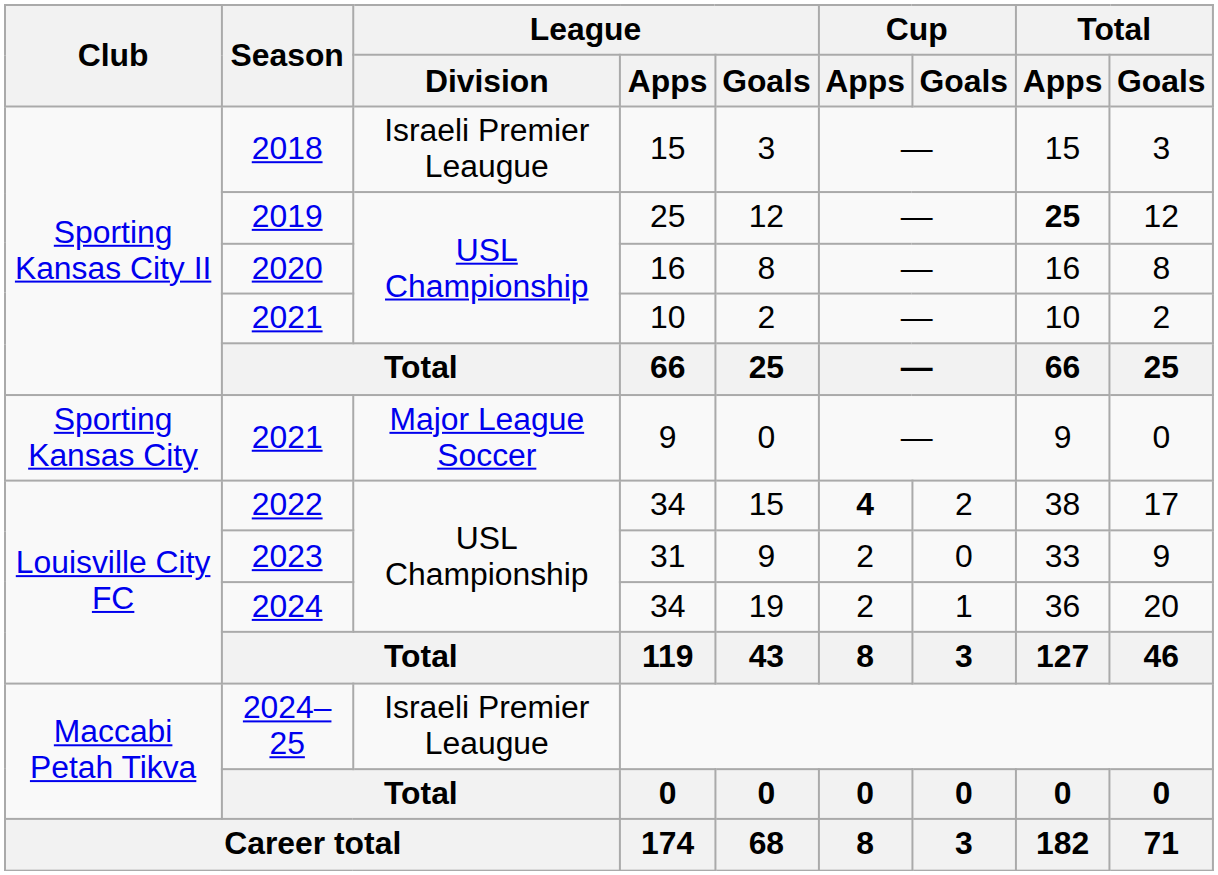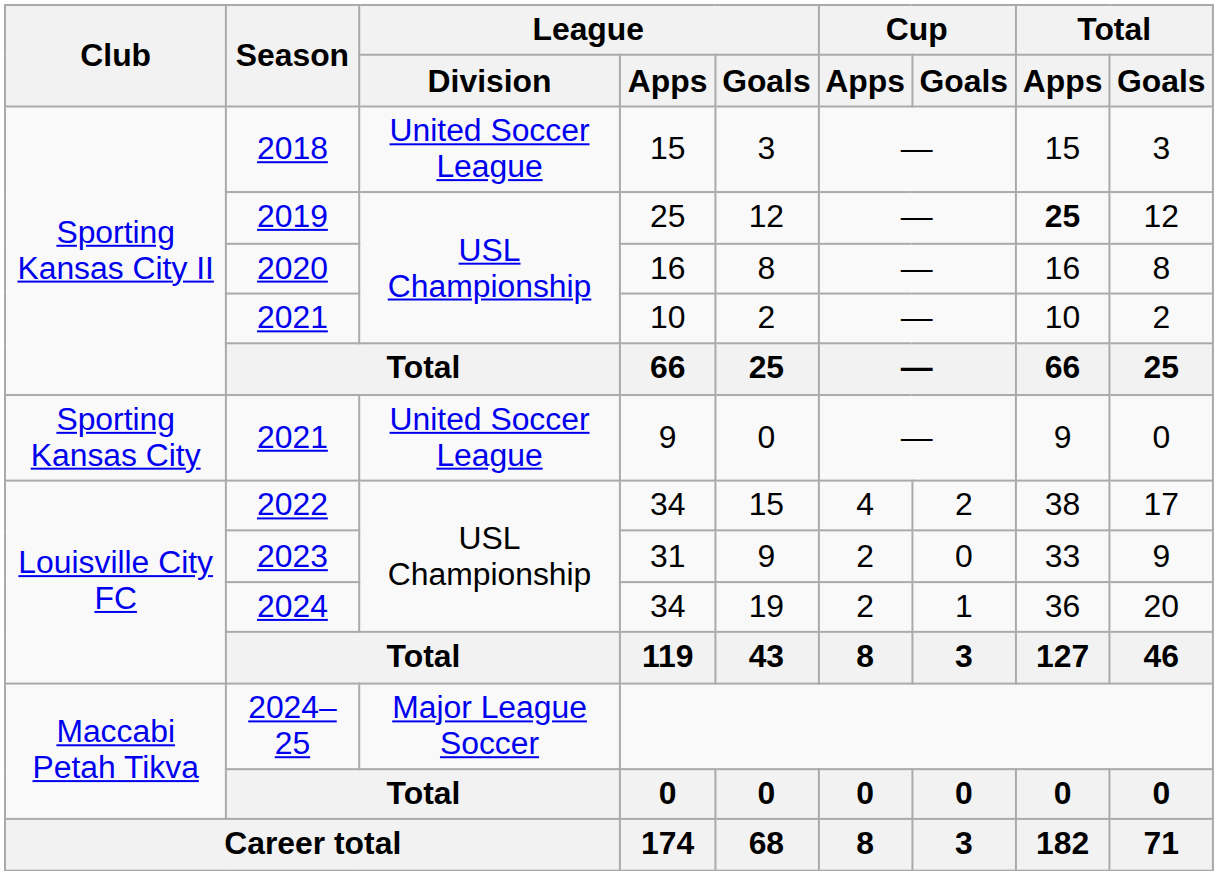(487, 148) Israeli Premier Leaugue -> (490, 148) United Soccer League
(487, 436) Major League Soccer -> (490, 436) United Soccer League
(865, 505) bold -> (865, 505) normal
(487, 725) Israeli Premier Leaugue -> (490, 725) Major League Soccer
